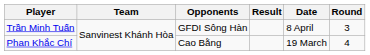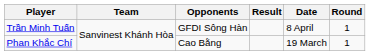(347, 27) 3 -> (347, 27) 1
(347, 43) 4 -> (347, 43) 1
